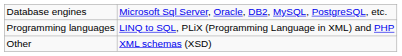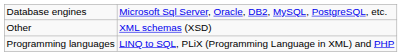rows swapped: (61, 28) <-> (19, 43)
